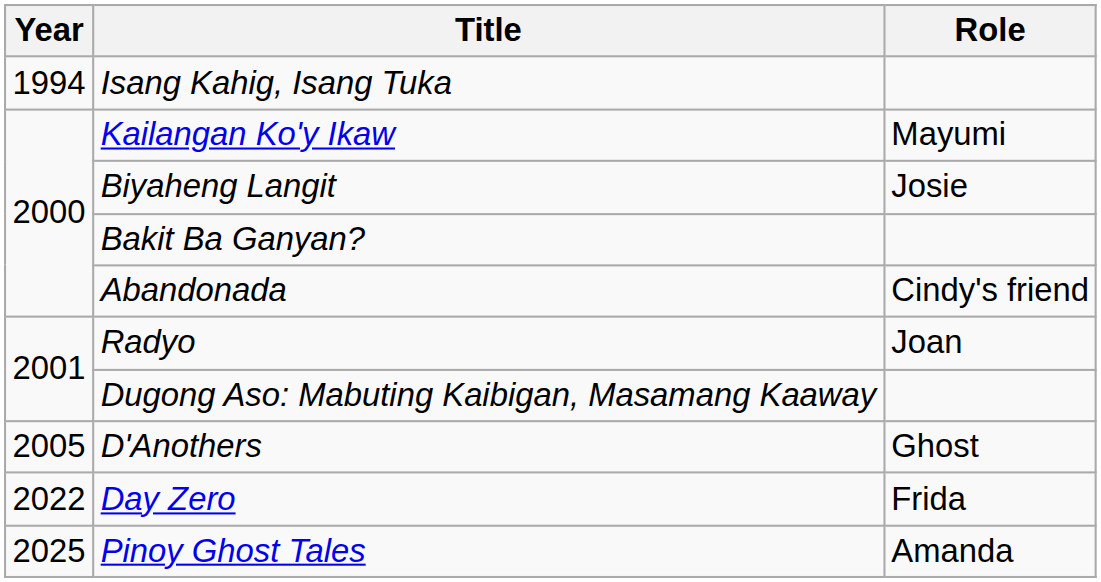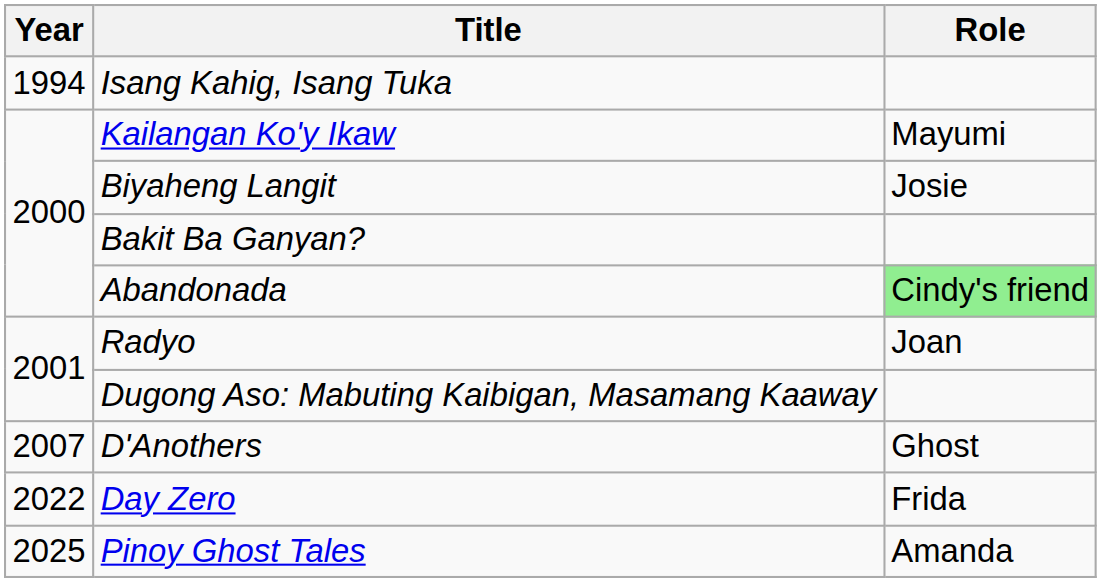(990, 290) no background -> (990, 290) lightgreen background
(49, 446) 2005 -> (49, 446) 2007
